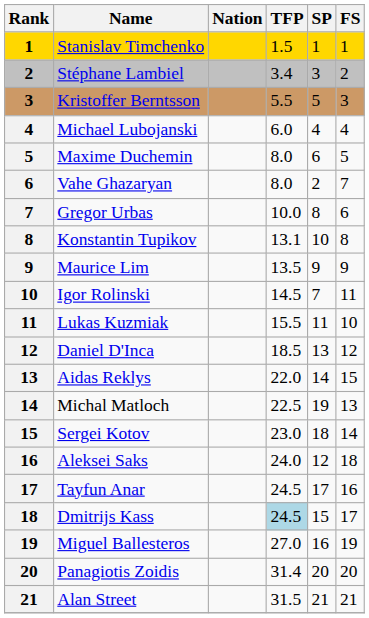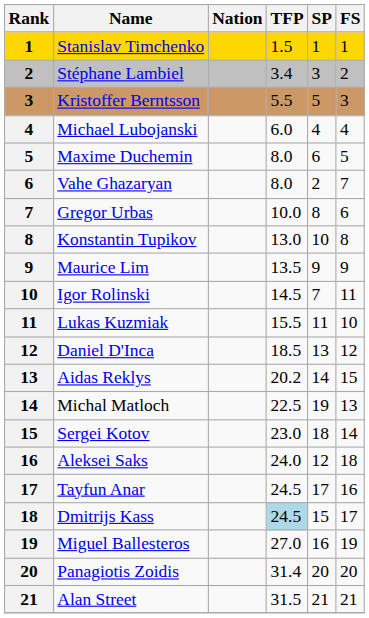(286, 239) 13.1 -> (286, 239) 13.0
(286, 377) 22.0 -> (286, 377) 20.2
